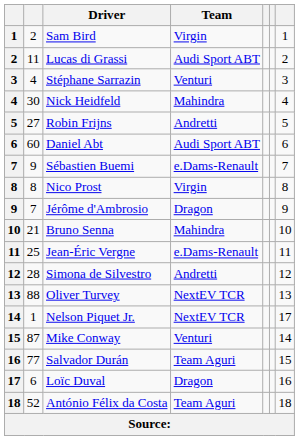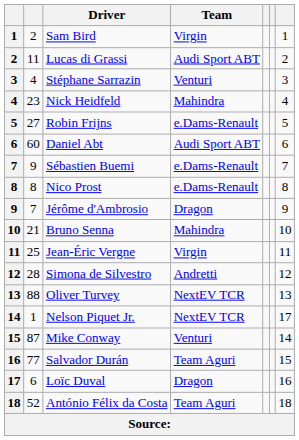(33, 101) 30 -> (33, 101) 23
(195, 122) Andretti -> (216, 122) e.Dams-Renault
(190, 187) Virgin -> (216, 187) e.Dams-Renault
(216, 251) e.Dams-Renault -> (190, 251) Virgin
